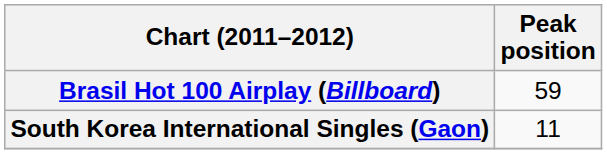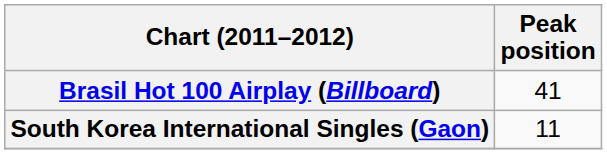(548, 90) 59 -> (548, 90) 41
